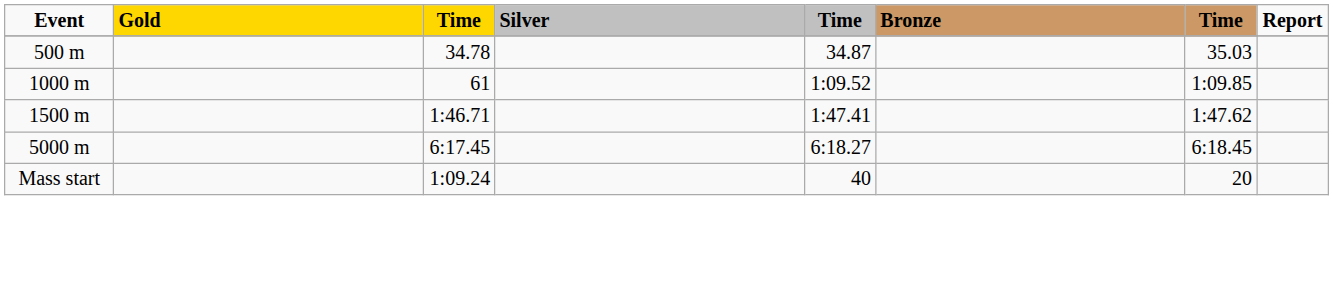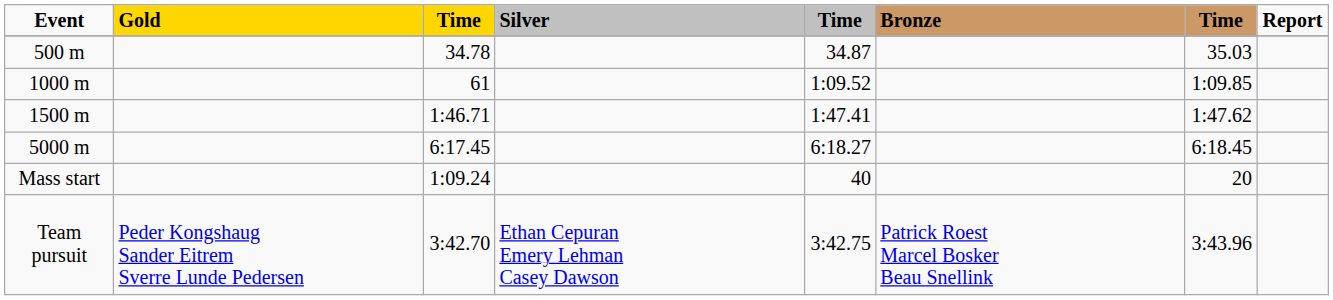+ row: (59, 244)
